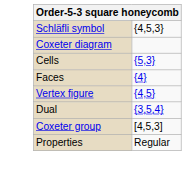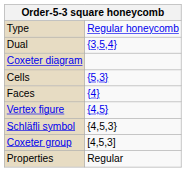+ row: (18, 29)
rows swapped: (70, 29) <-> (47, 110)
